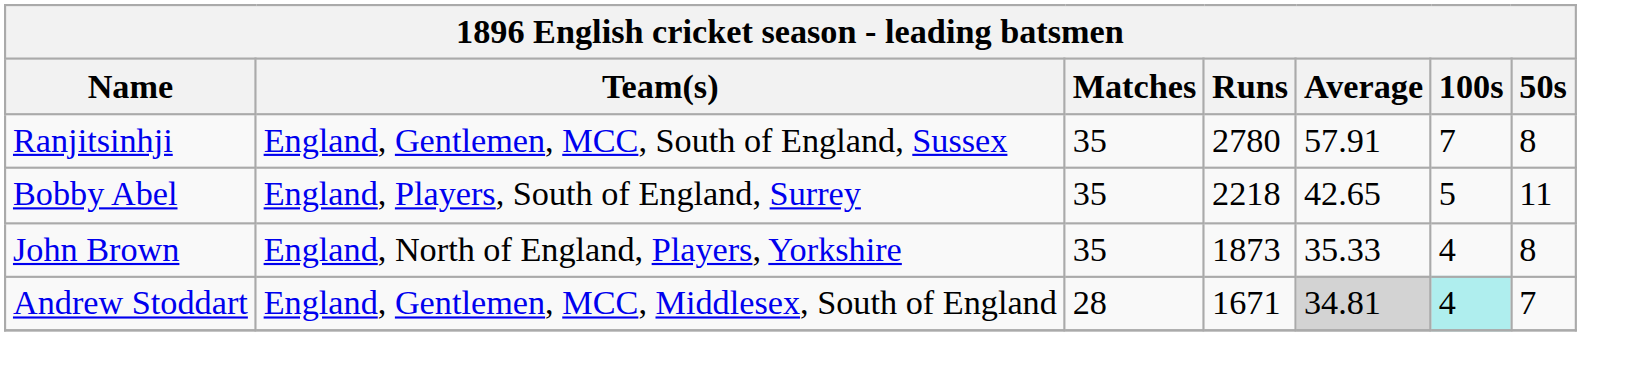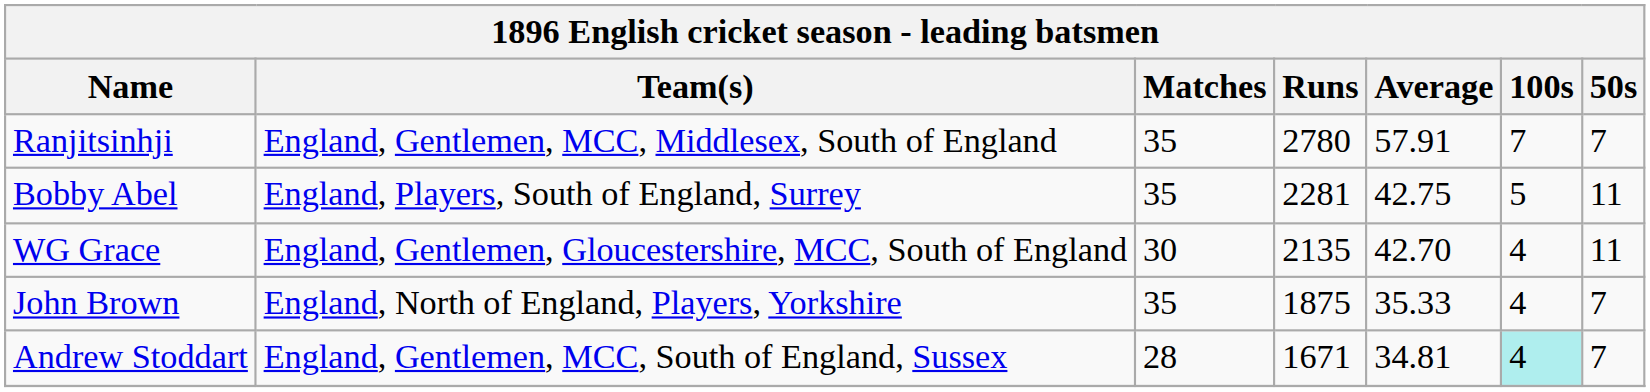(636, 140) England, Gentlemen, MCC, South of England, Sussex -> (660, 140) England, Gentlemen, MCC, Middlesex, South of England
(1528, 140) 8 -> (1598, 140) 7
(1246, 194) 2218 -> (1317, 194) 2281
(1342, 194) 42.65 -> (1413, 194) 42.75
+ row: (87, 248)
(1246, 248) 1873 -> (1317, 303) 1875
(1528, 248) 8 -> (1598, 303) 7
(660, 303) England, Gentlemen, MCC, Middlesex, South of England -> (636, 357) England, Gentlemen, MCC, South of England, Sussex
(1342, 303) lightgrey background -> (1413, 357) no background
